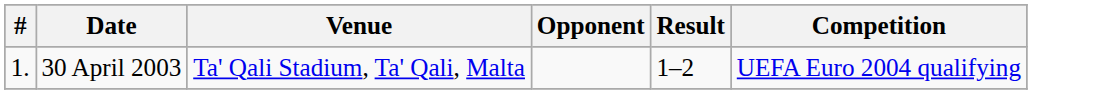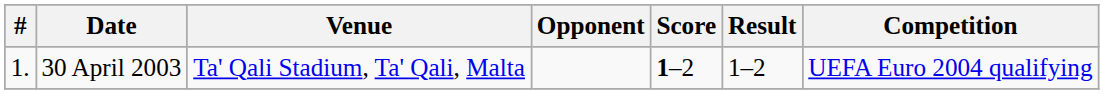+ column: (686, 25)
